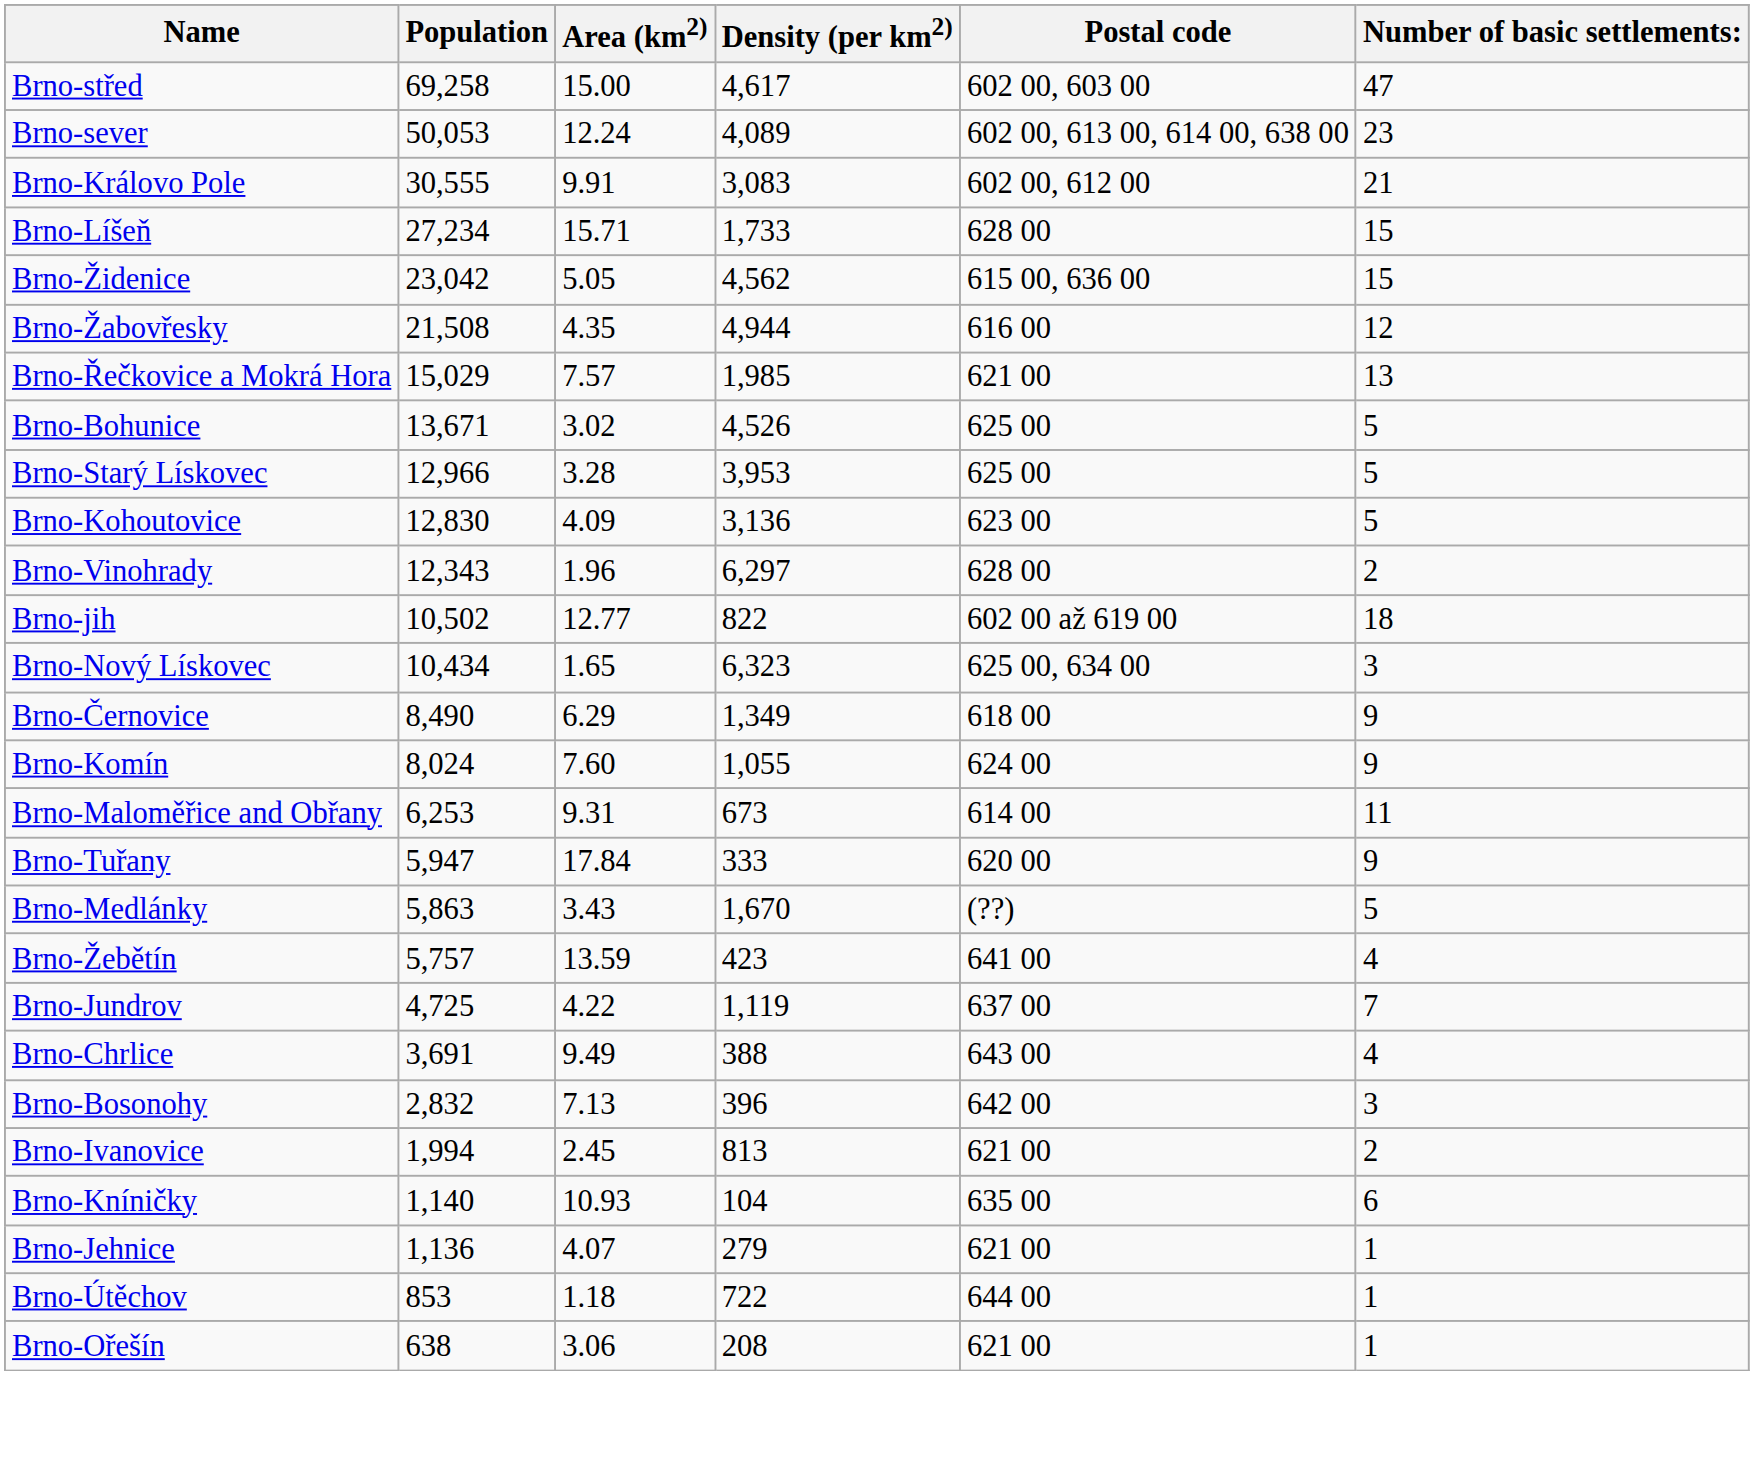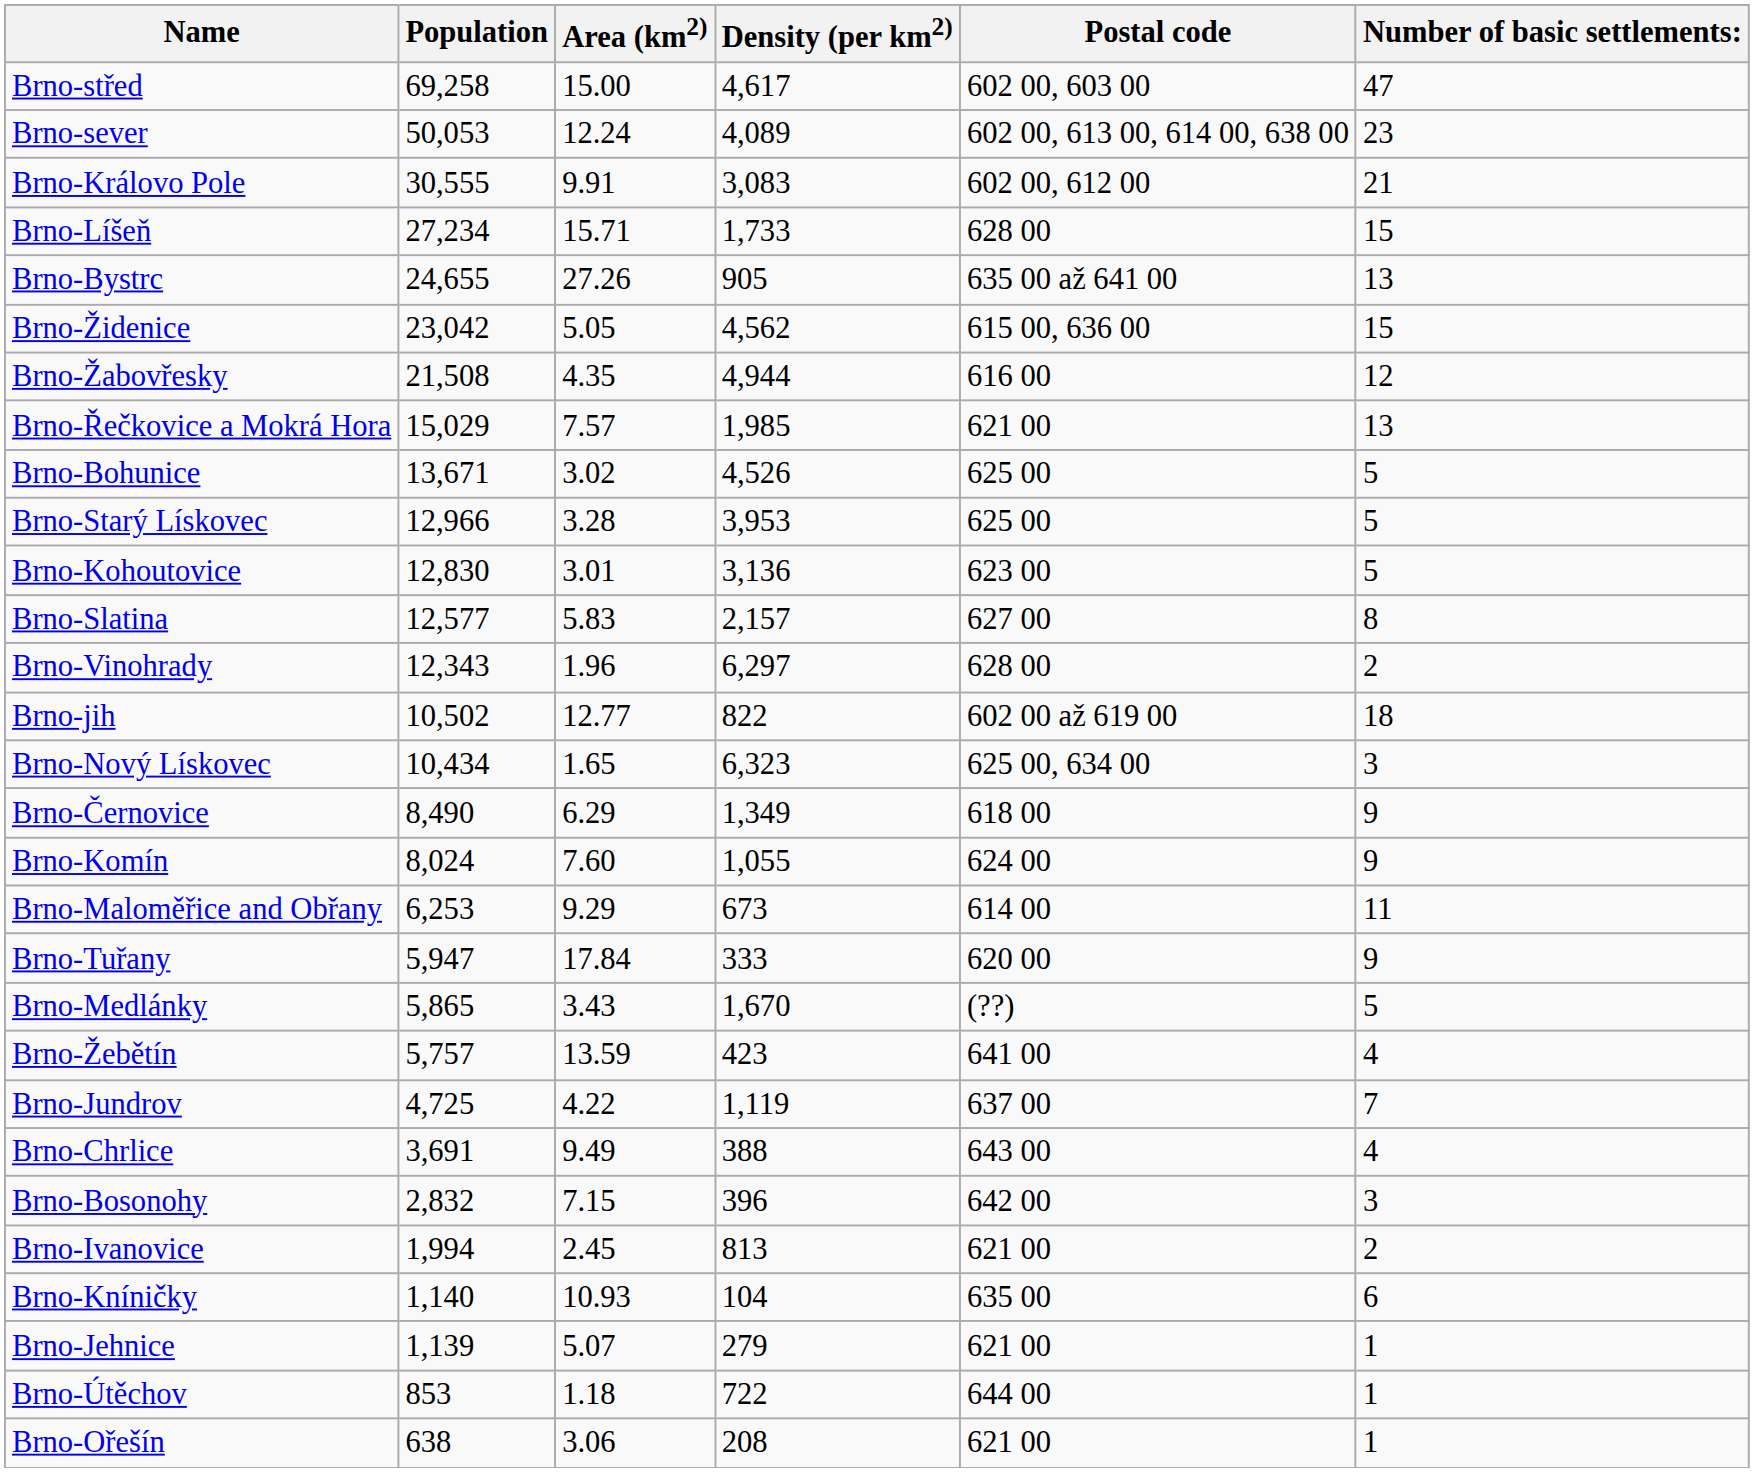+ row: (88, 279)
(589, 521) 4.09 -> (589, 570) 3.01
+ row: (90, 618)
(589, 812) 9.31 -> (589, 909) 9.29
(440, 909) 5,863 -> (440, 1006) 5,865
(589, 1103) 7.13 -> (589, 1200) 7.15
(440, 1248) 1,136 -> (440, 1345) 1,139
(589, 1248) 4.07 -> (589, 1345) 5.07
